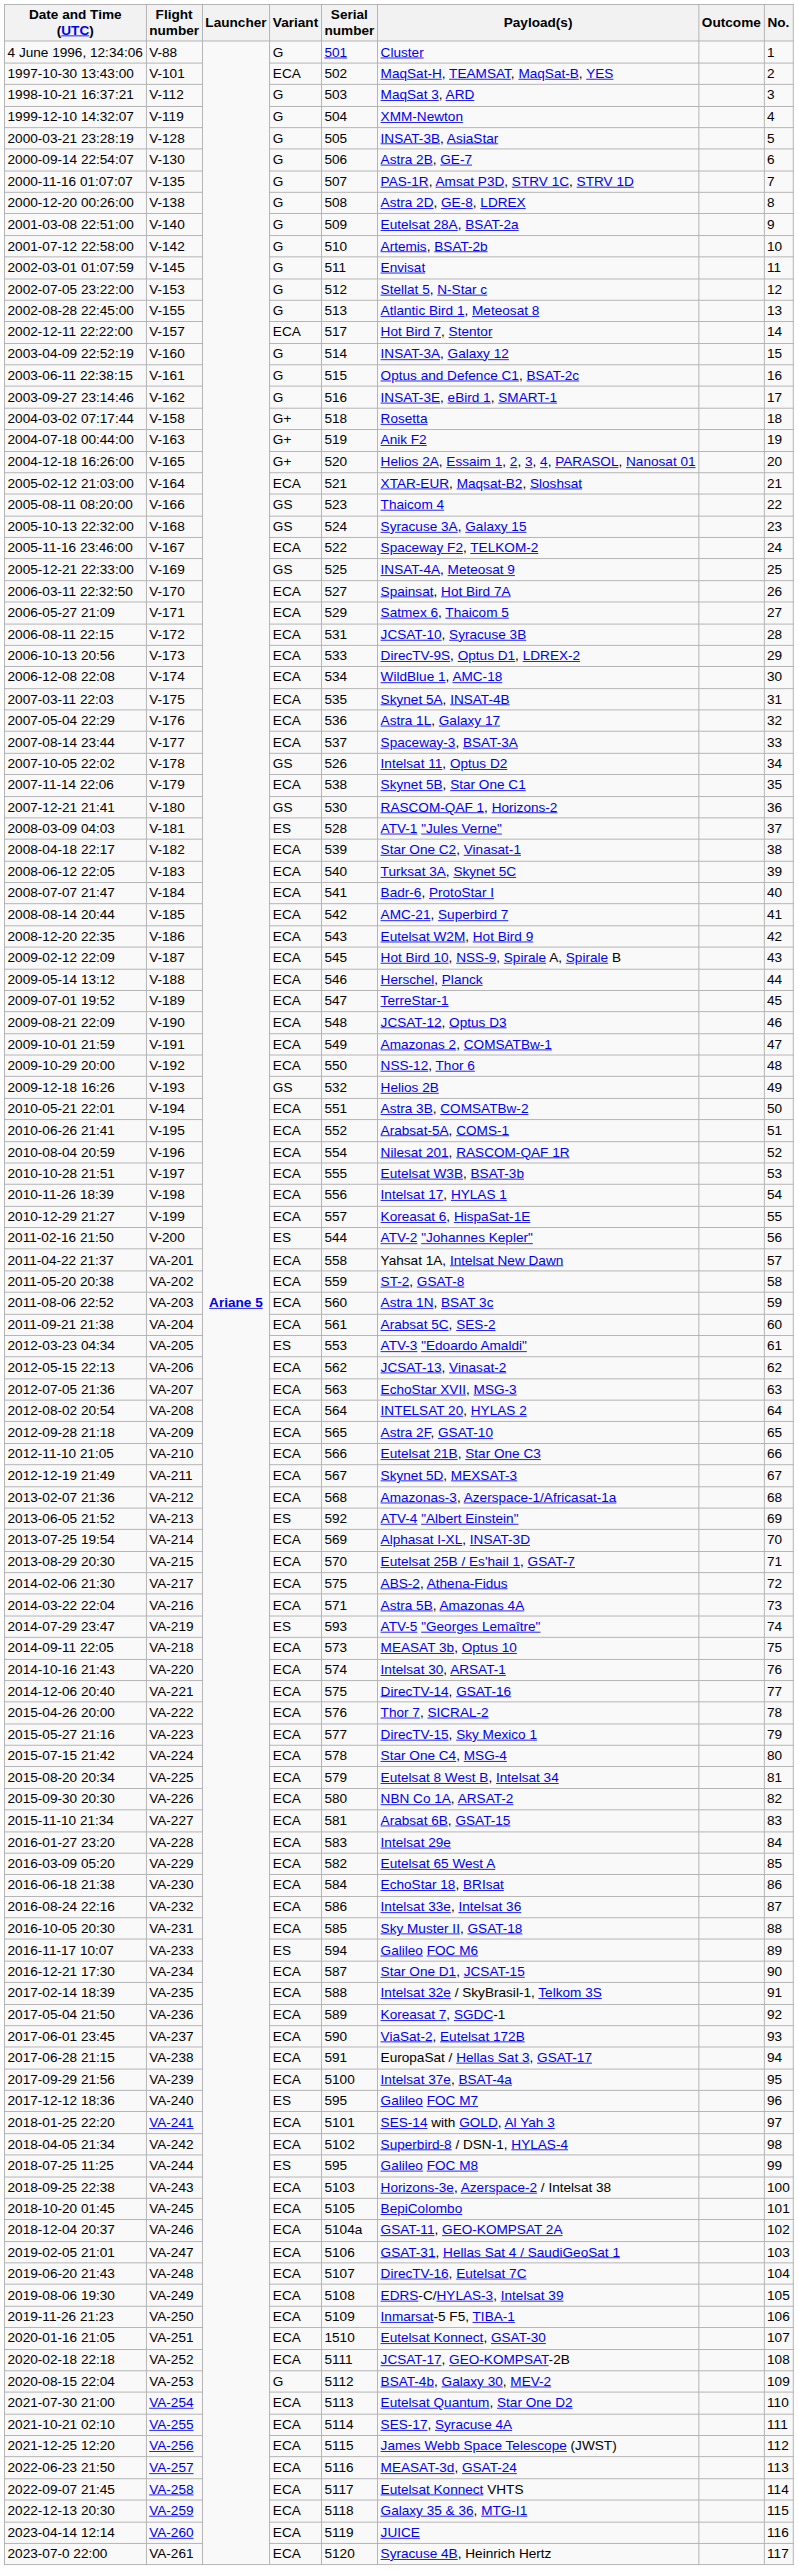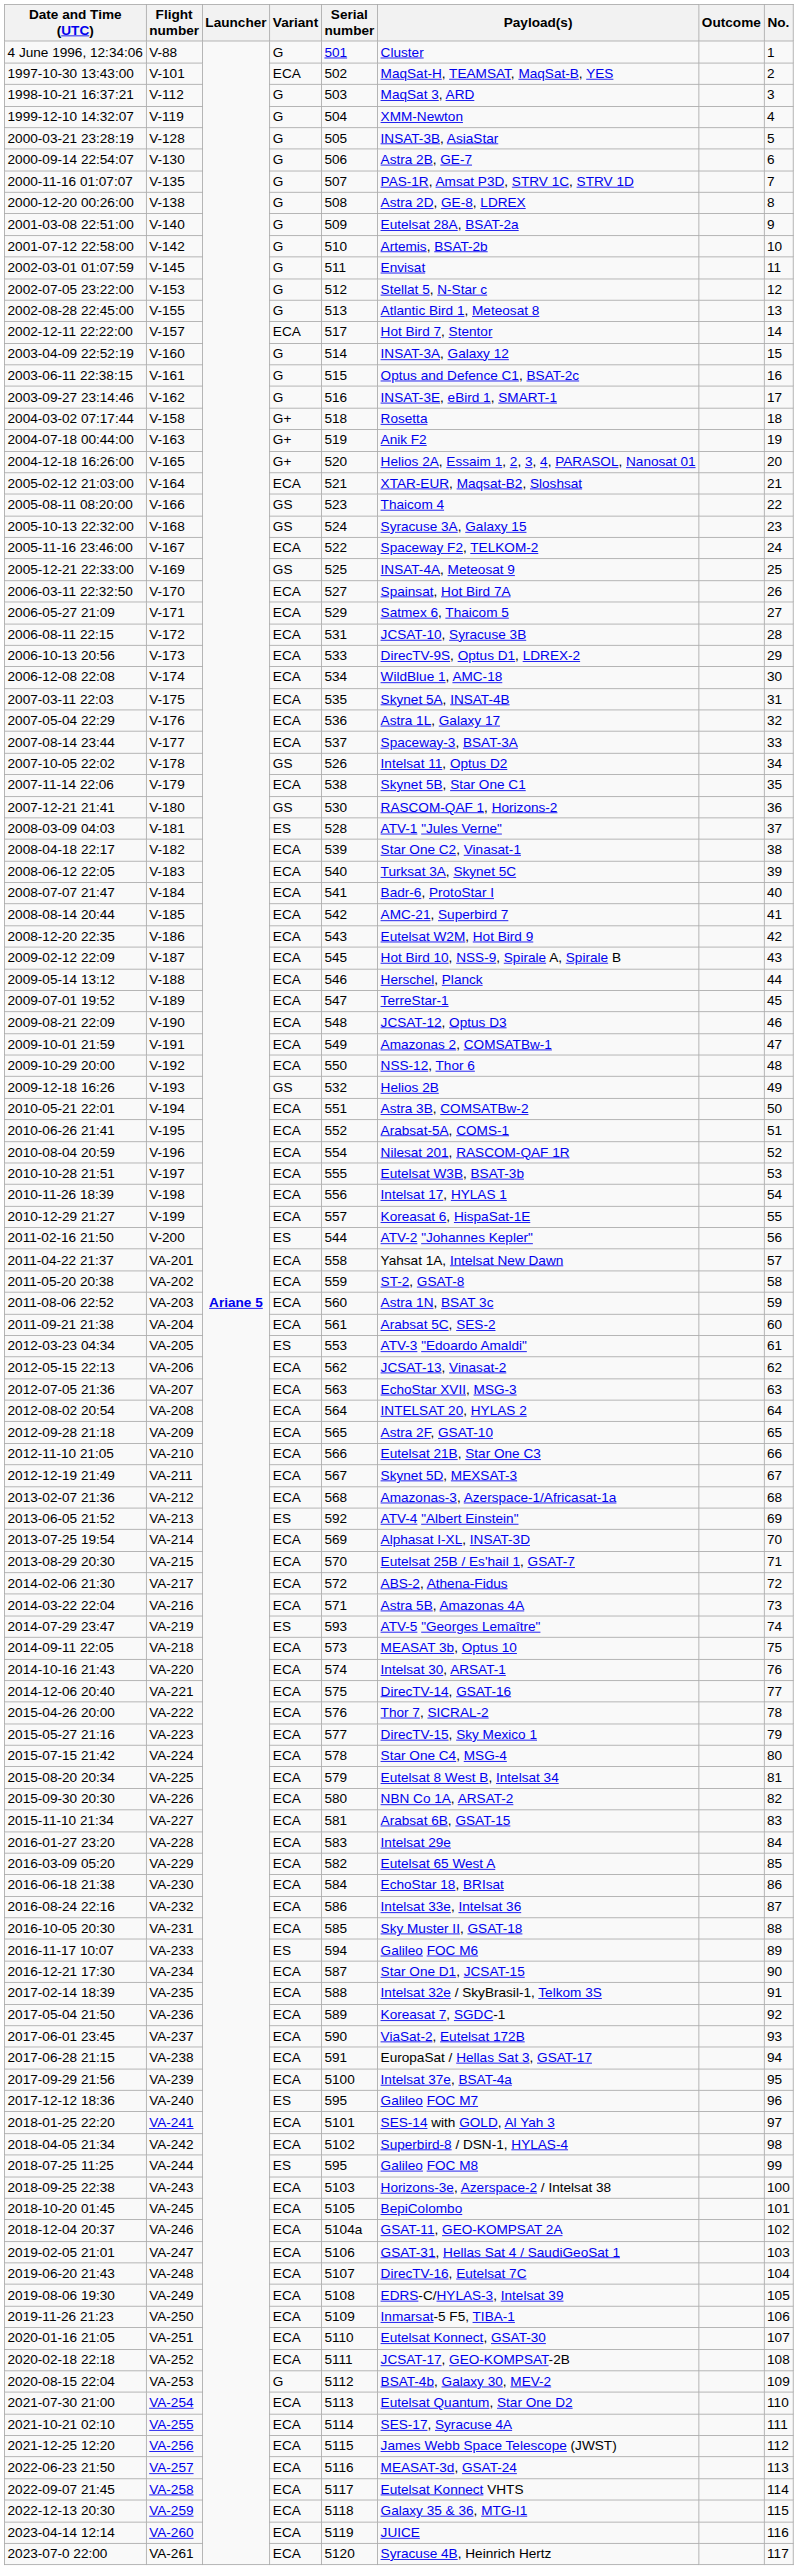(336, 1583) 575 -> (336, 1583) 572
(340, 2338) 1510 -> (339, 2338) 5110
